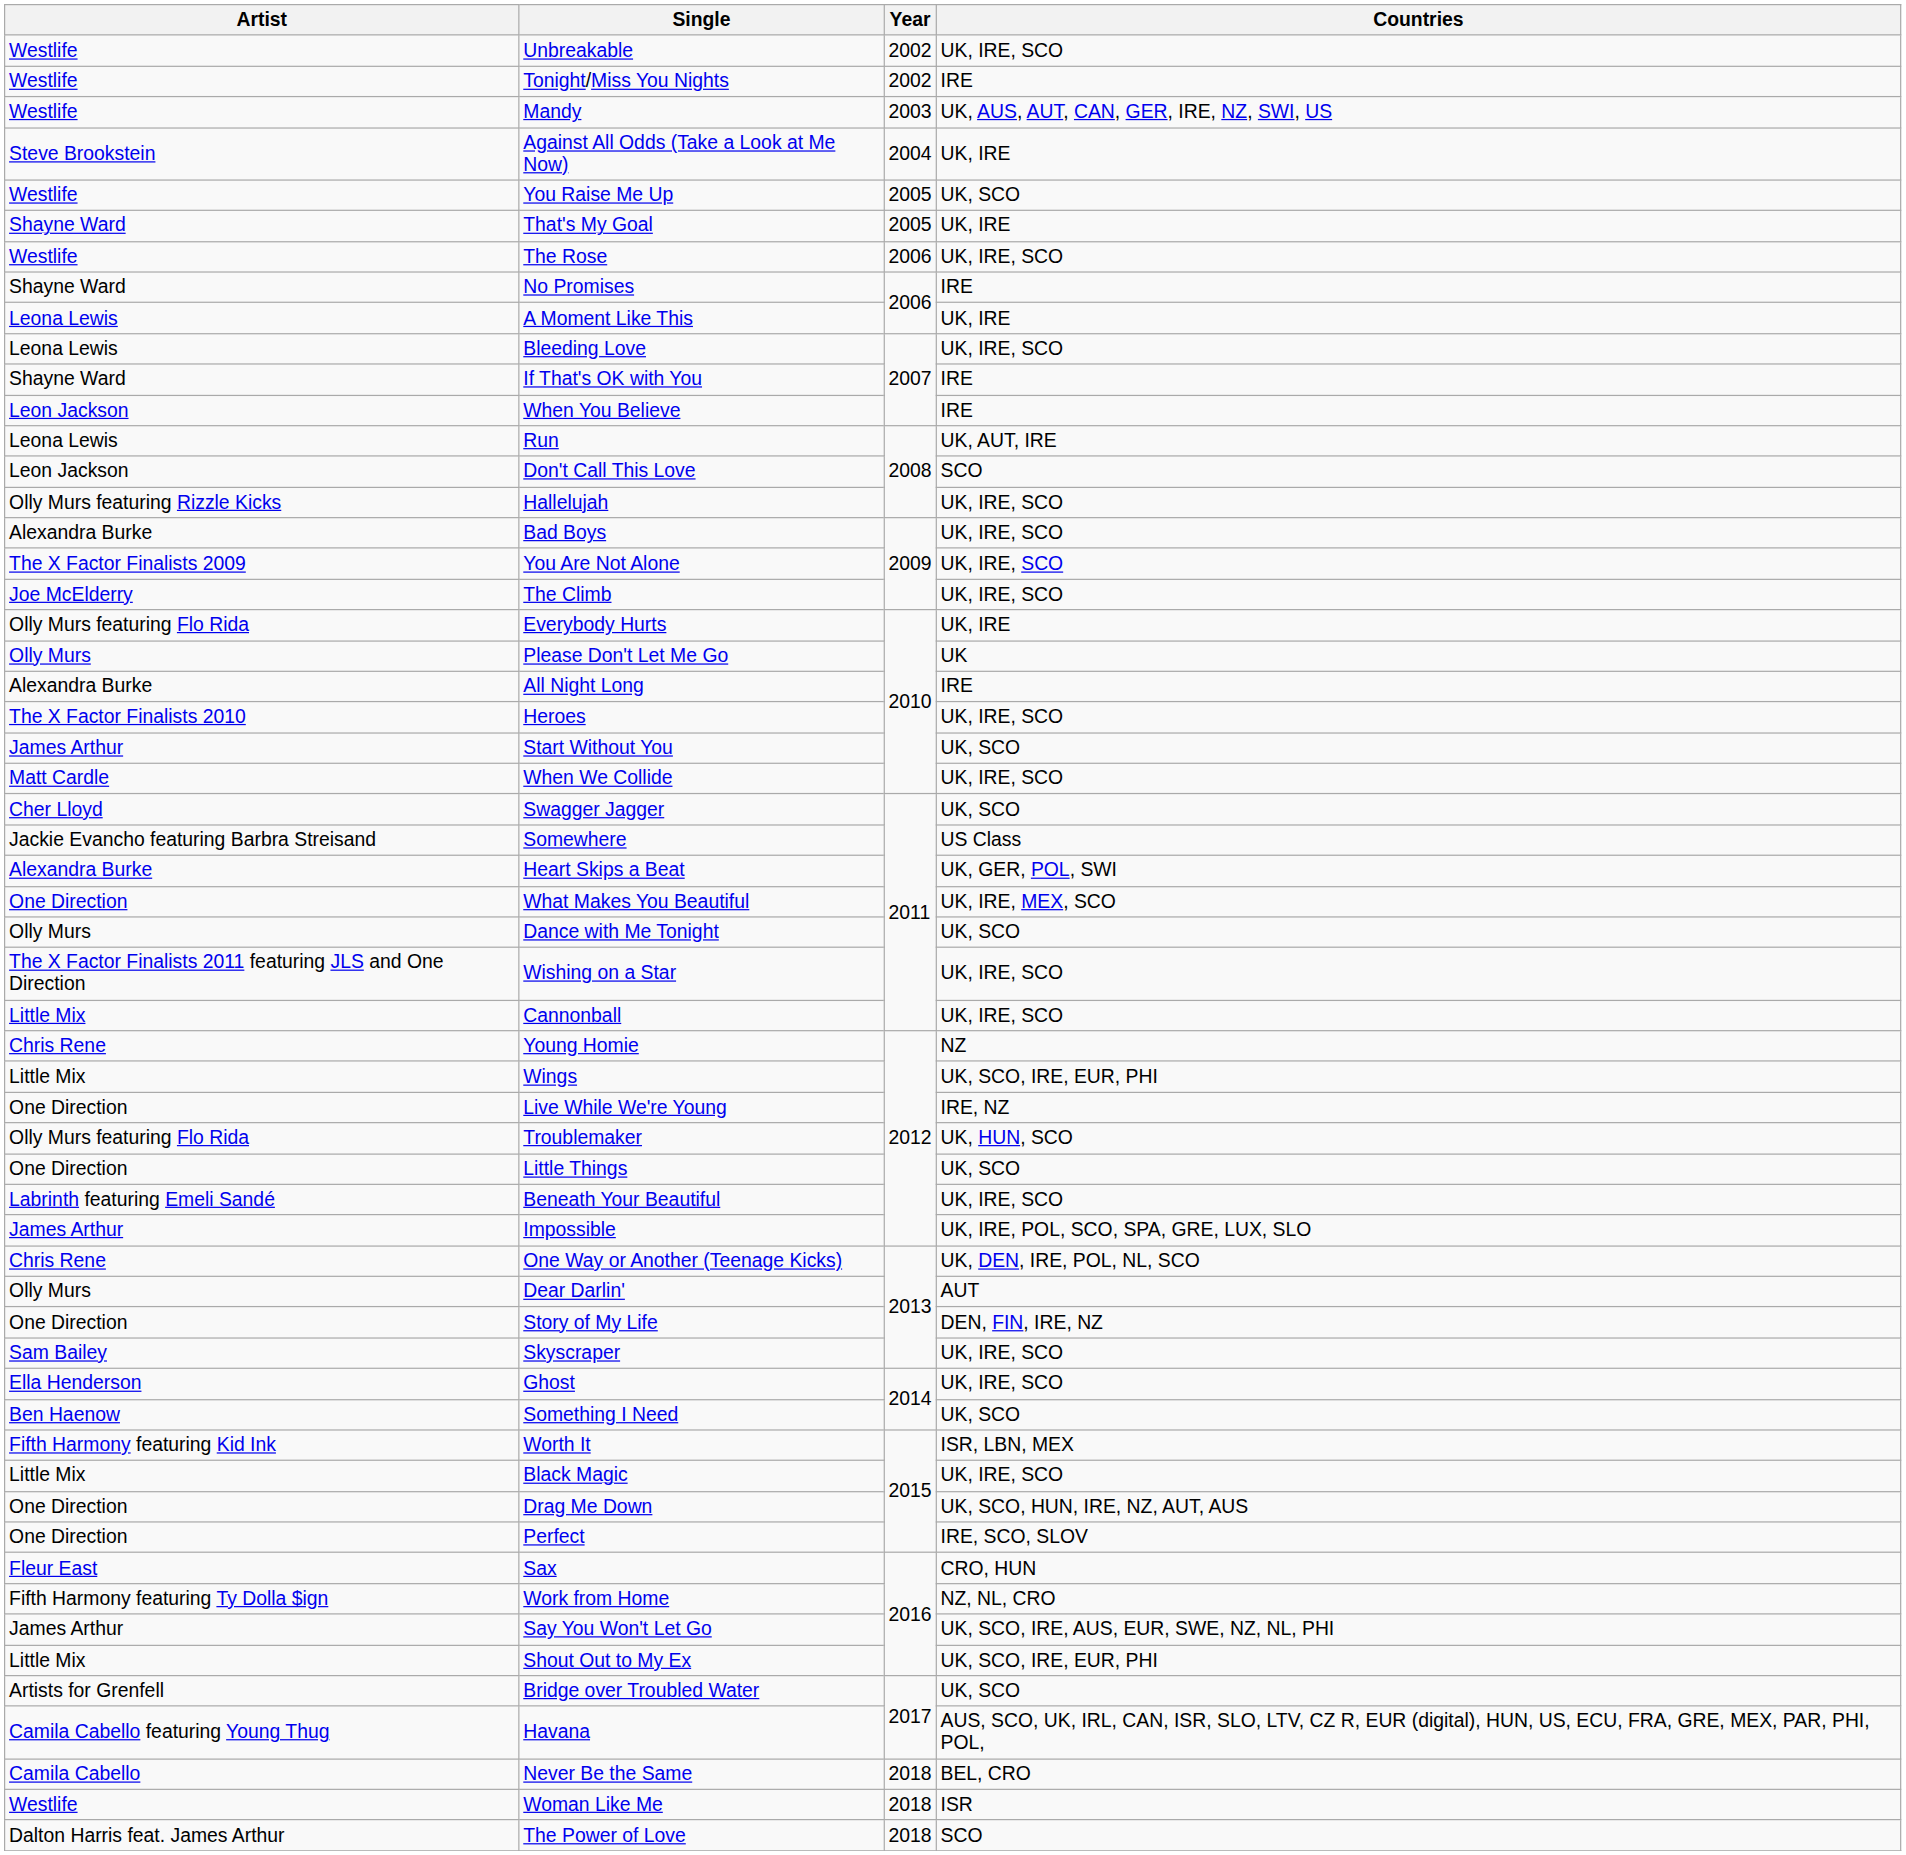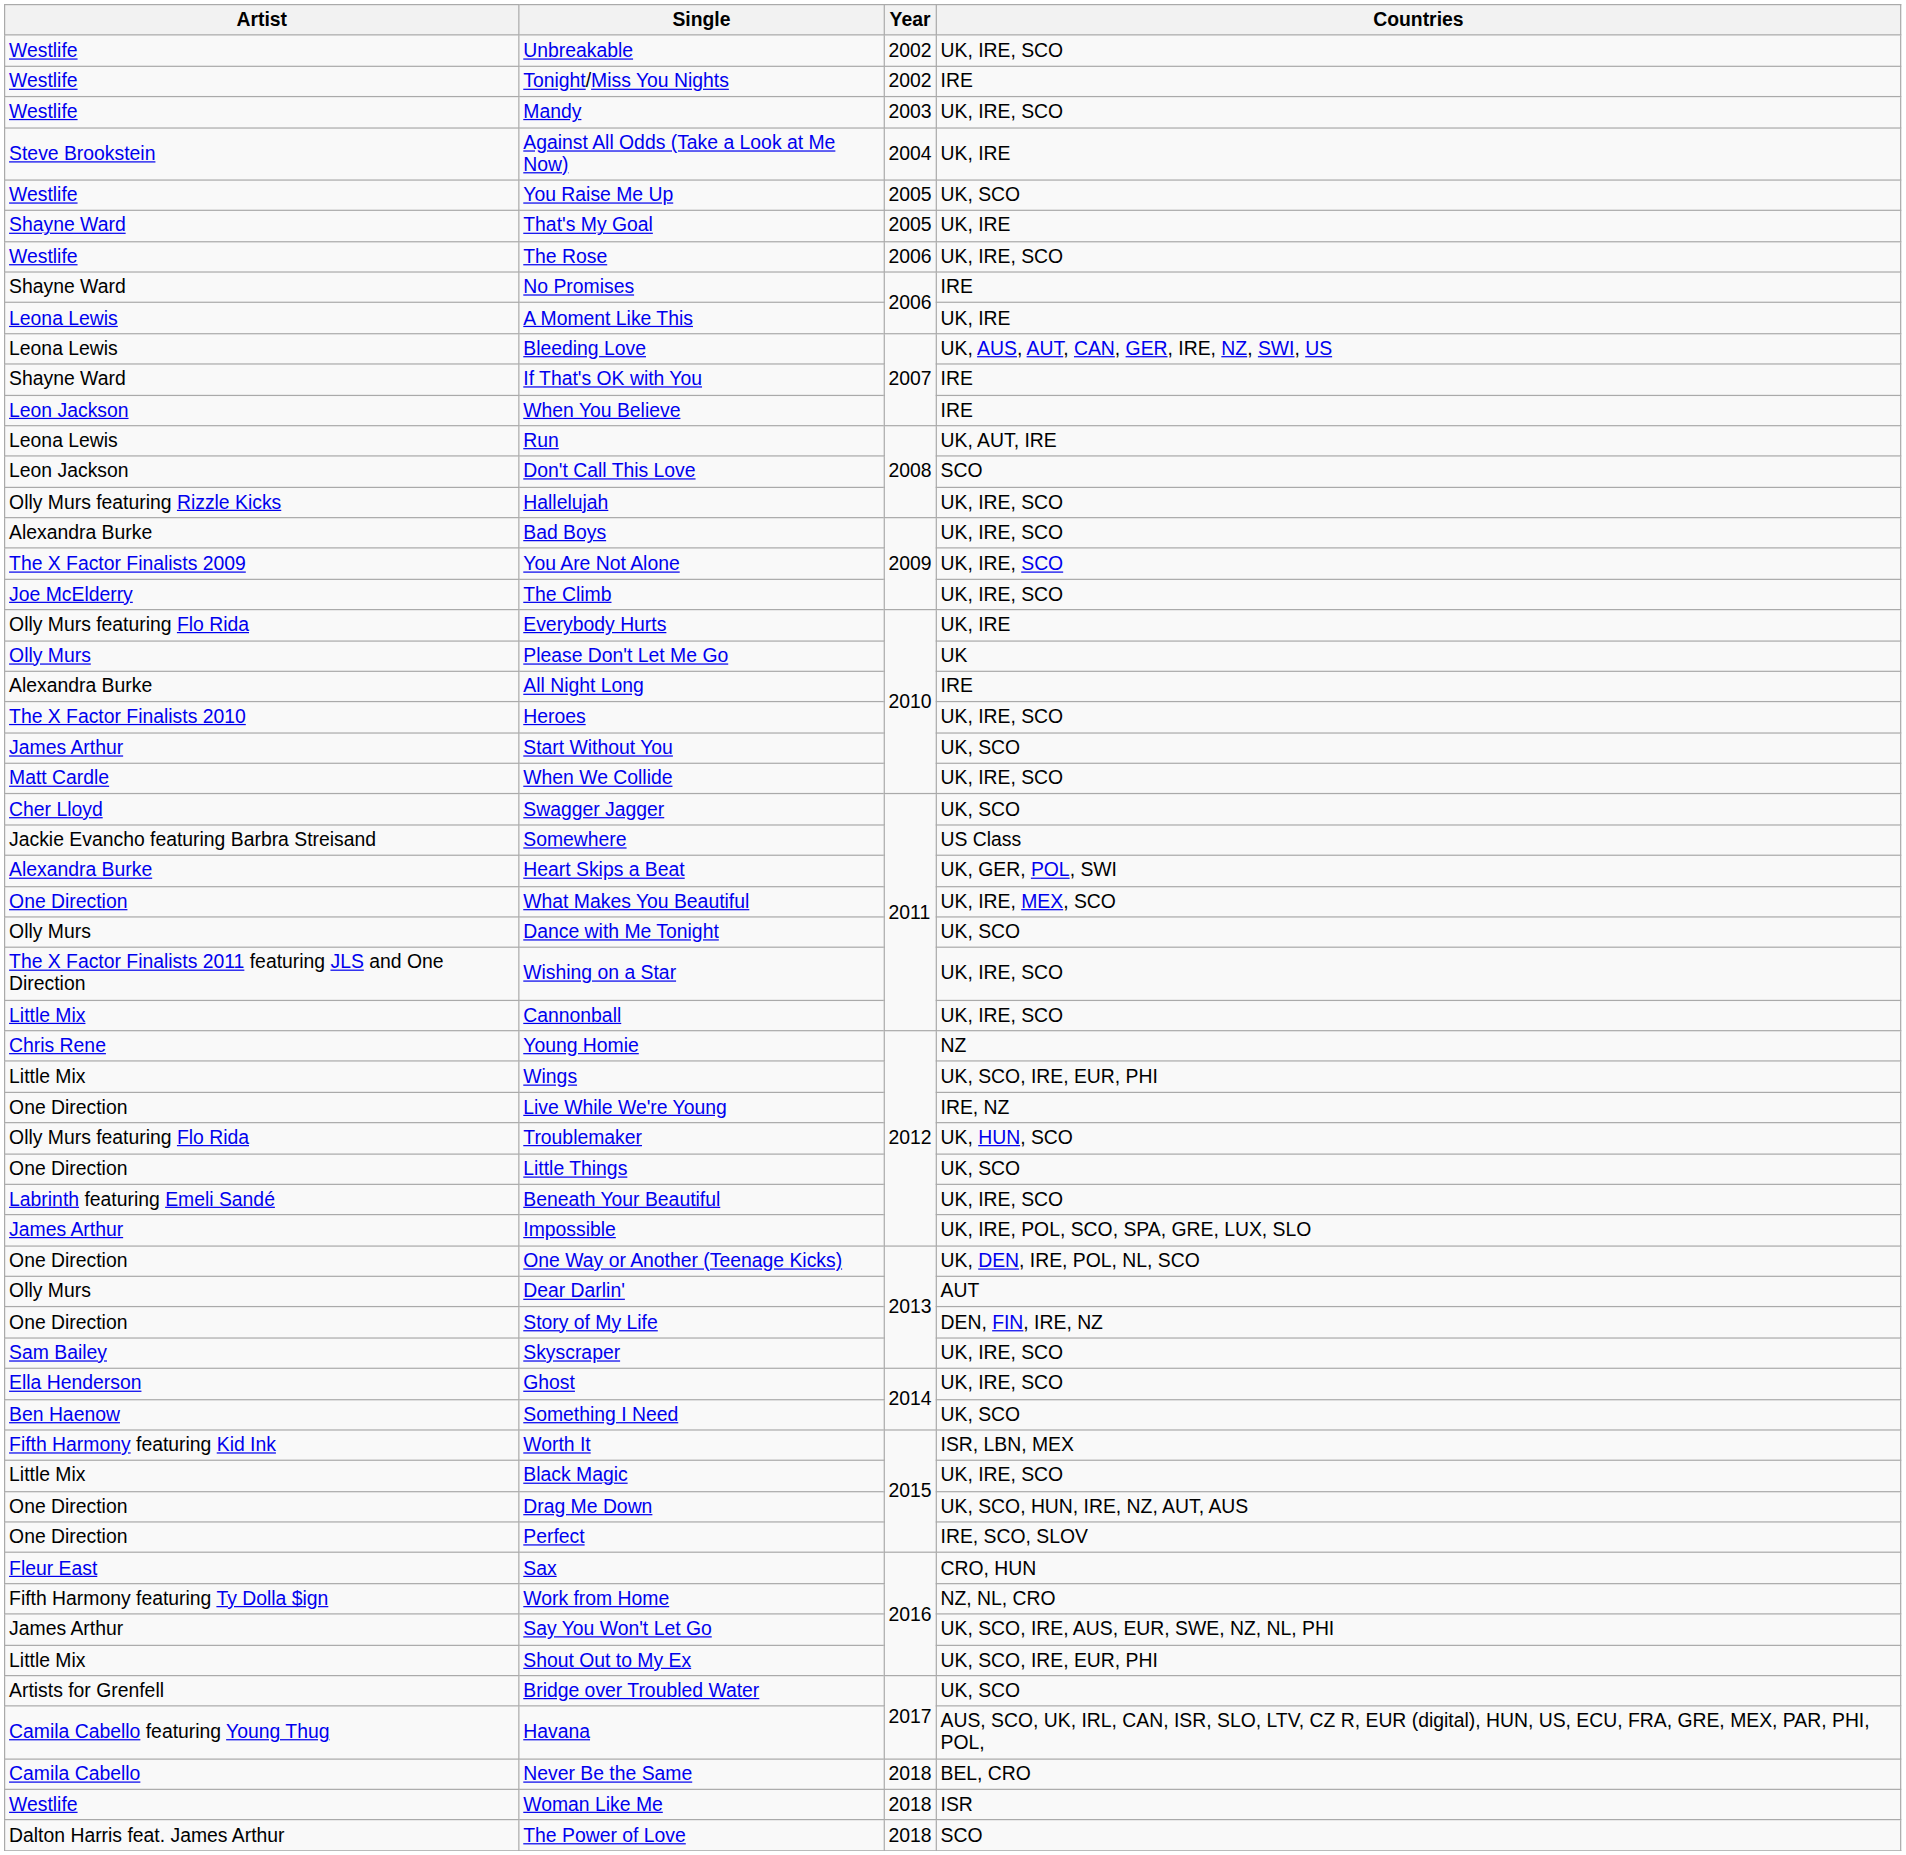(1136, 111) UK, AUS, AUT, CAN, GER, IRE, NZ, SWI, US -> (1002, 111) UK, IRE, SCO
(1002, 348) UK, IRE, SCO -> (1136, 348) UK, AUS, AUT, CAN, GER, IRE, NZ, SWI, US
(57, 1260) Chris Rene -> (68, 1260) One Direction
